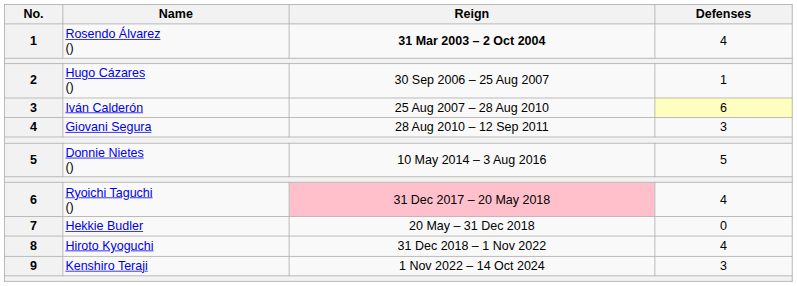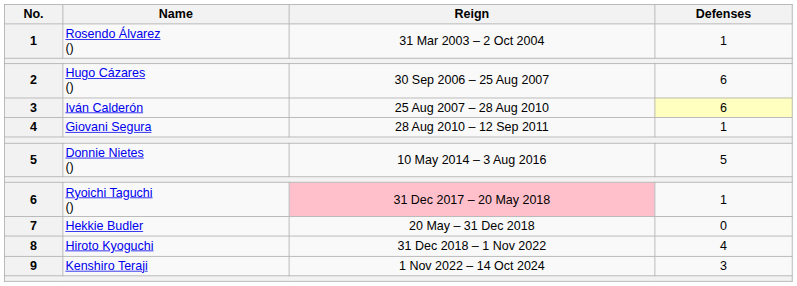(472, 41) bold -> (472, 41) normal
(723, 41) 4 -> (723, 41) 1
(723, 80) 1 -> (723, 80) 6
(723, 127) 3 -> (723, 127) 1
(723, 199) 4 -> (723, 199) 1
